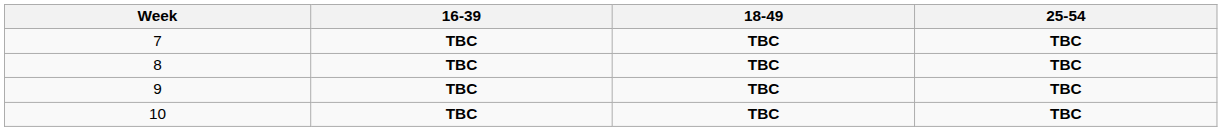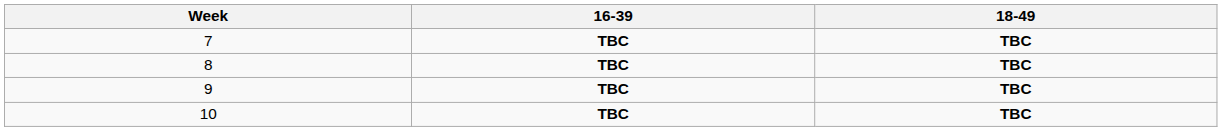- column: (1066, 16)
